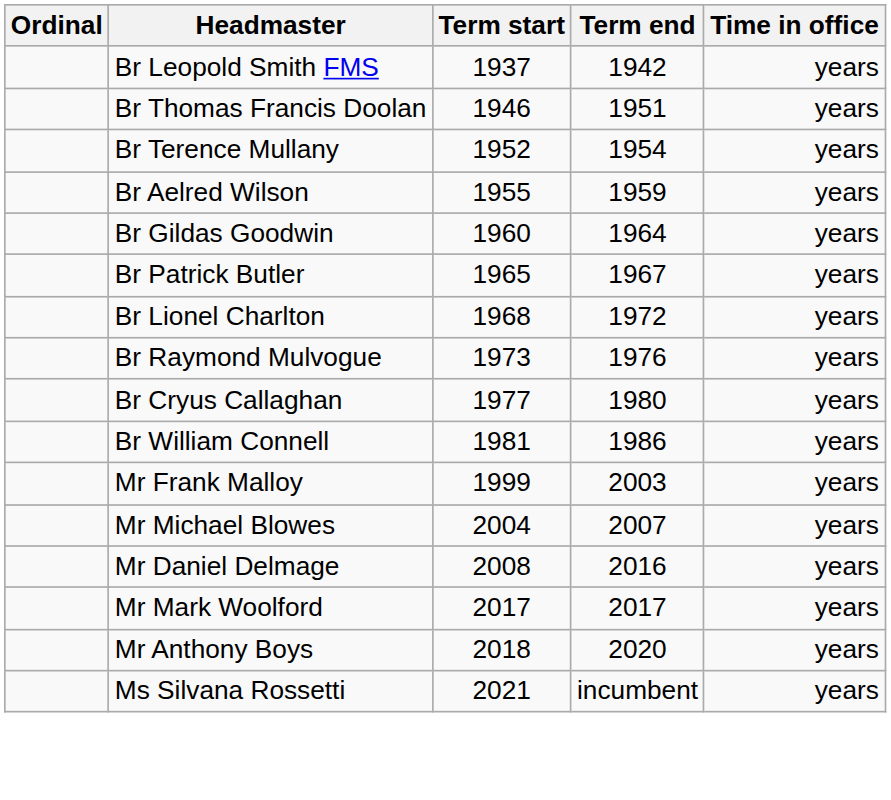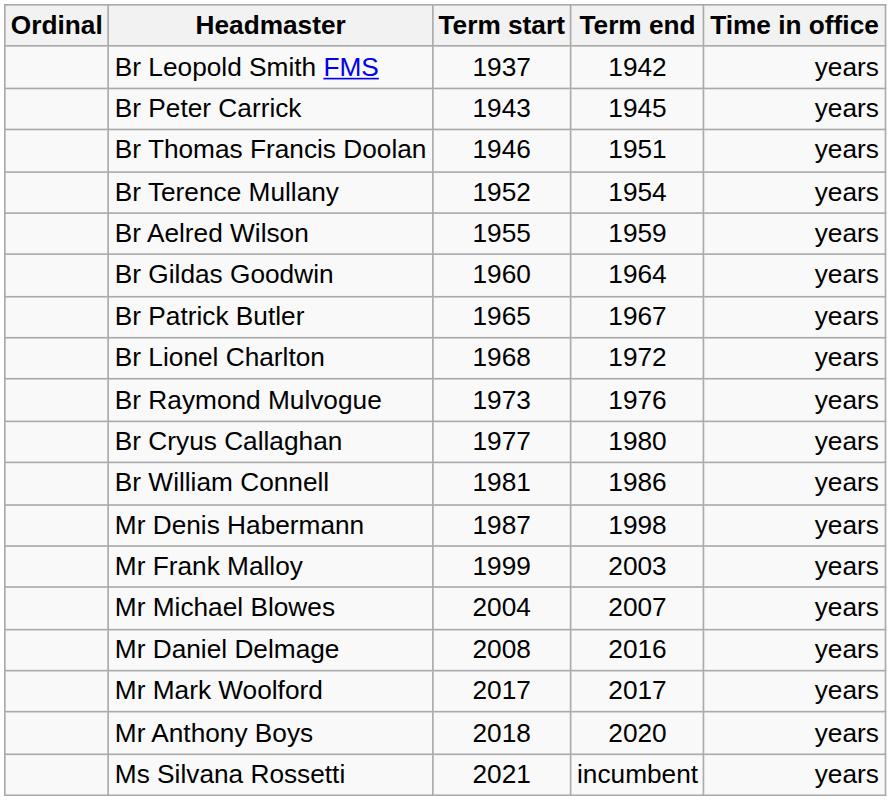+ row: (208, 108)
+ row: (240, 524)
